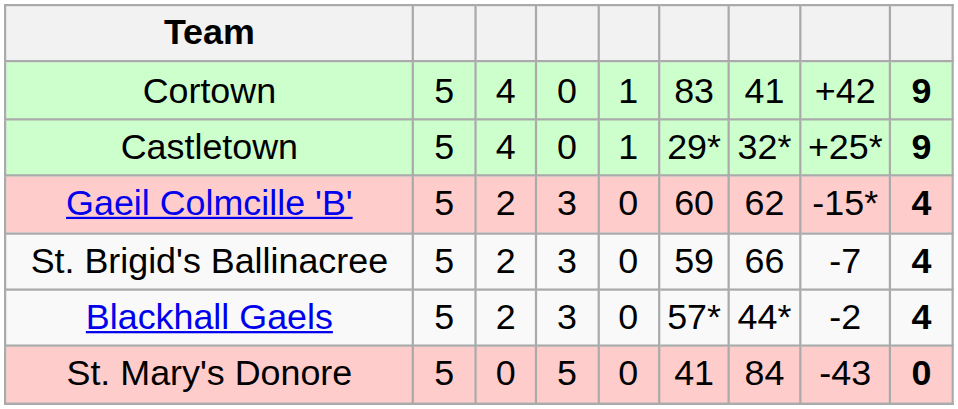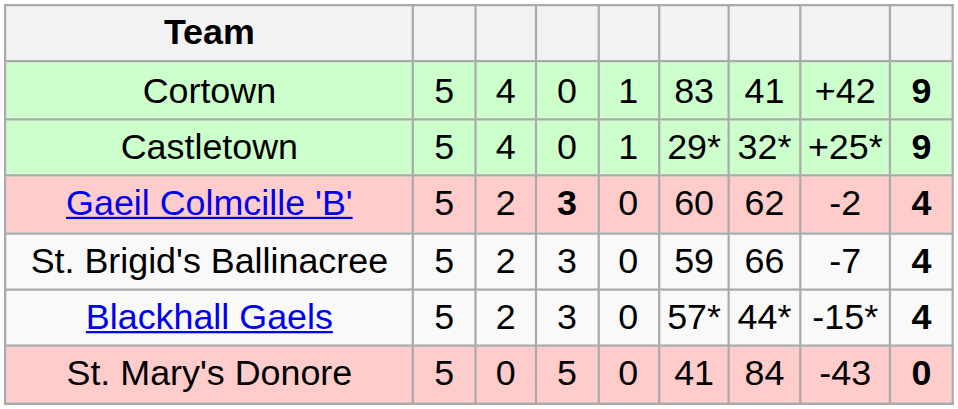(567, 203) normal -> (567, 203) bold
(845, 203) -15* -> (845, 203) -2
(845, 317) -2 -> (845, 317) -15*
